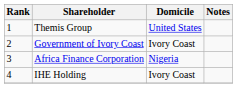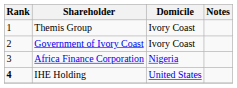(175, 28) United States -> (172, 28) Ivory Coast
(9, 75) normal -> (9, 75) bold
(172, 75) Ivory Coast -> (175, 75) United States
